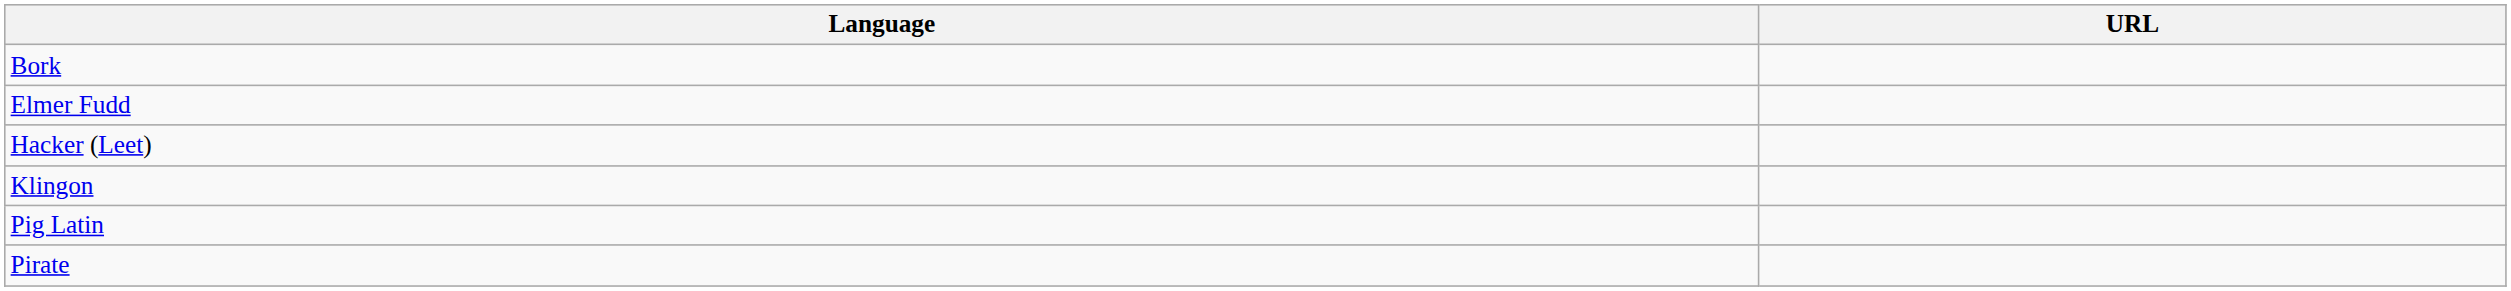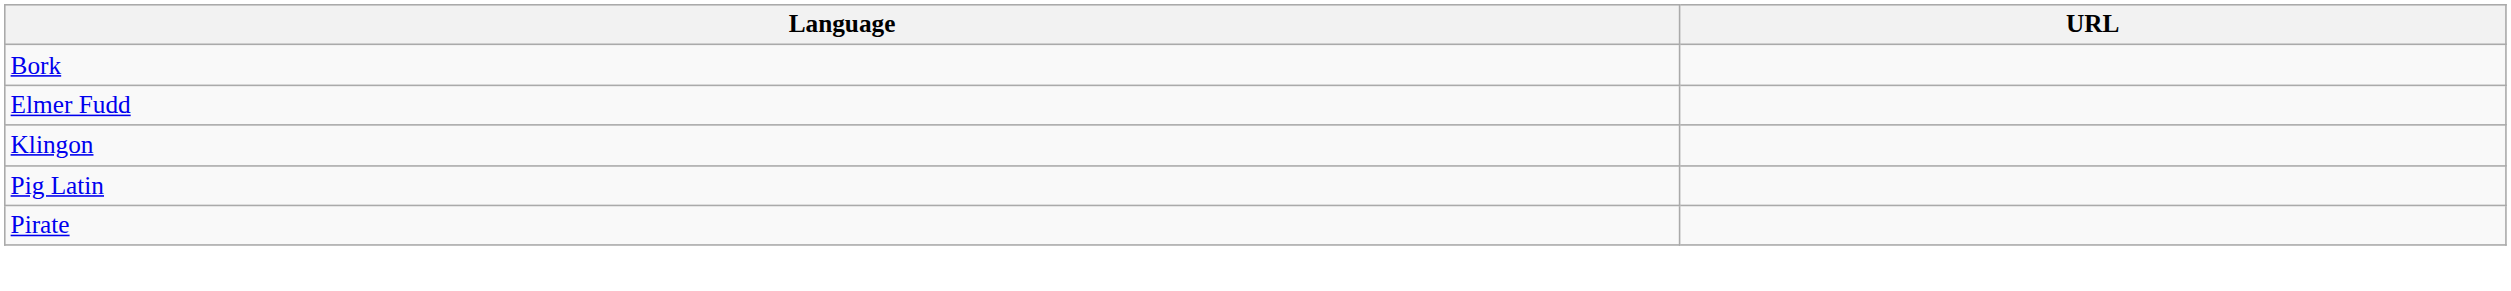- row: (81, 144)
